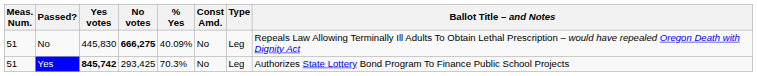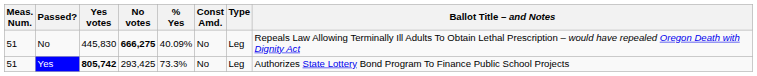(99, 64) 845,742 -> (99, 64) 805,742
(173, 64) 70.3% -> (173, 64) 73.3%
